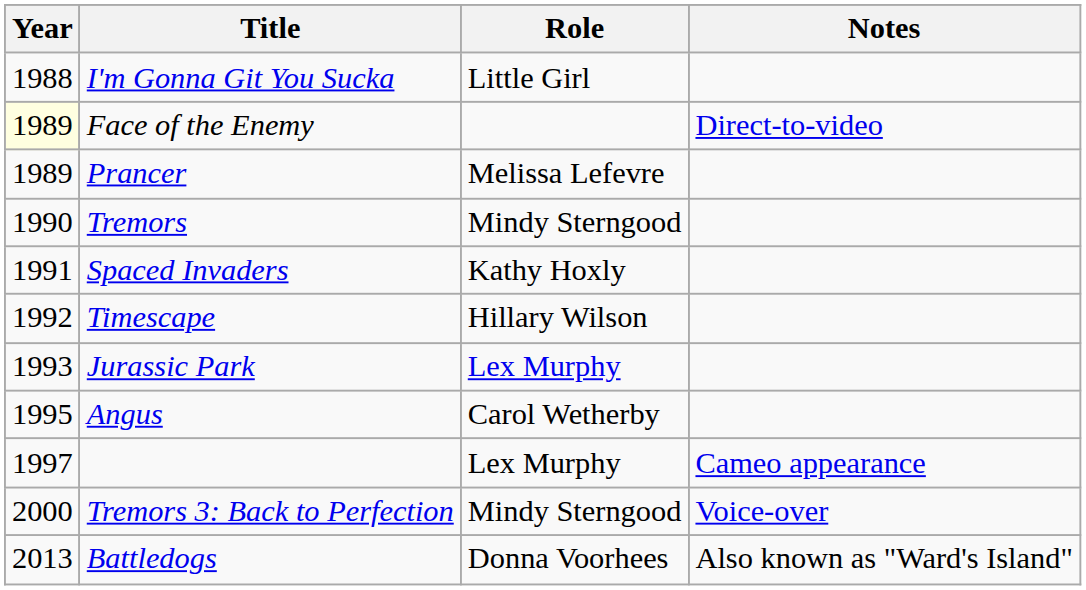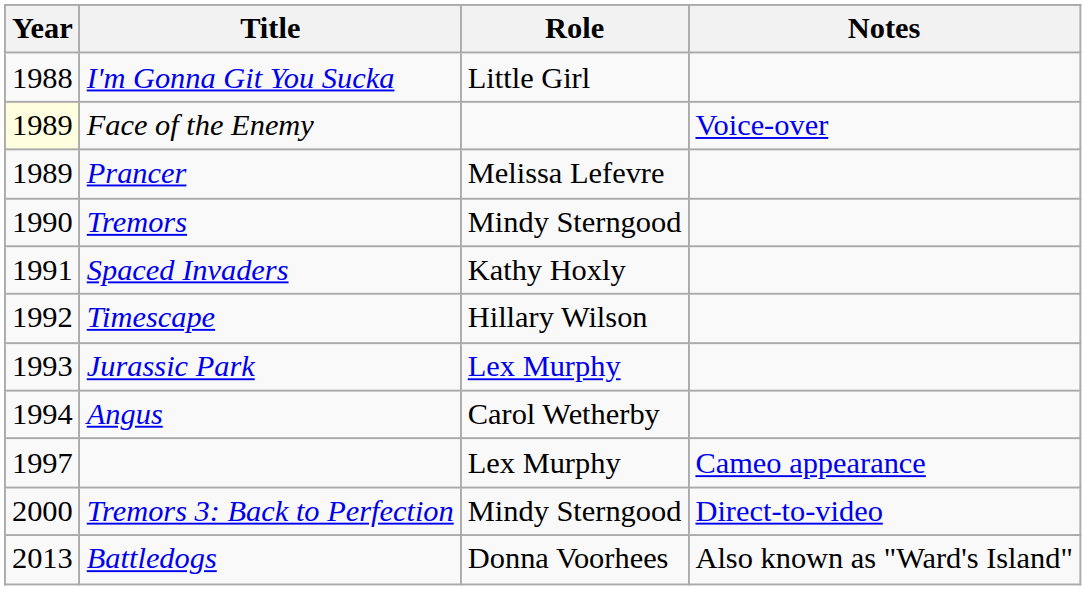(789, 125) Direct-to-video -> (762, 125) Voice-over
(42, 414) 1995 -> (42, 414) 1994
(762, 510) Voice-over -> (789, 510) Direct-to-video
